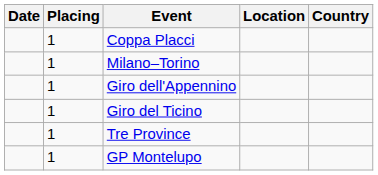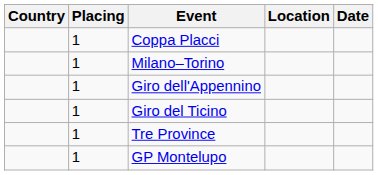columns swapped: (24, 16) <-> (340, 16)
